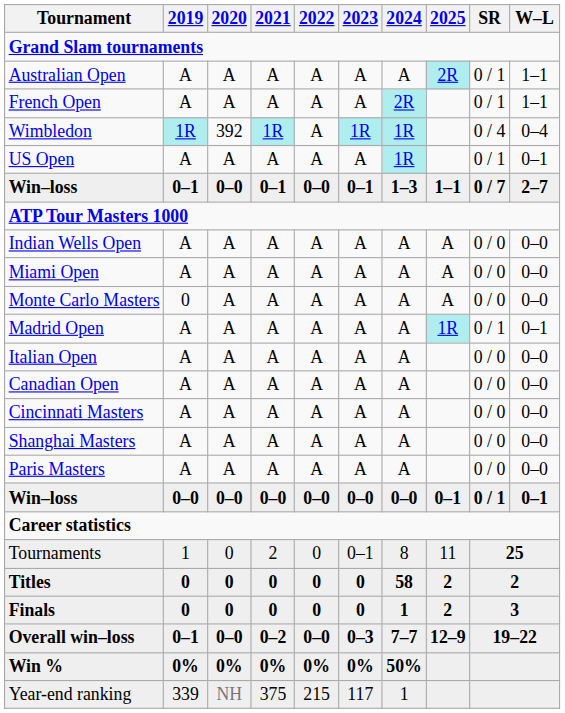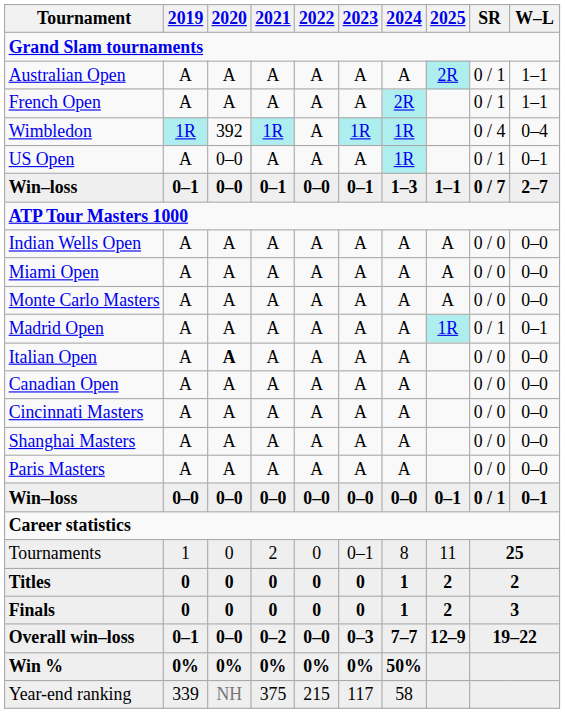(229, 159) A -> (229, 159) 0–0
(186, 300) 0 -> (186, 300) A
(229, 356) normal -> (229, 356) bold
(404, 581) 58 -> (404, 581) 1
(404, 694) 1 -> (404, 694) 58
